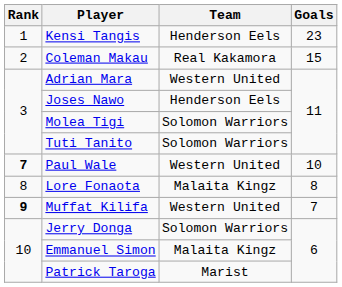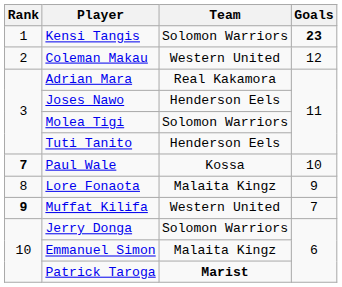(225, 37) Henderson Eels -> (225, 37) Solomon Warriors
(314, 37) normal -> (314, 37) bold
(225, 58) Real Kakamora -> (225, 58) Western United
(314, 58) 15 -> (314, 58) 12
(225, 79) Western United -> (225, 79) Real Kakamora
(225, 144) Solomon Warriors -> (225, 144) Henderson Eels
(225, 165) Western United -> (225, 165) Kossa
(314, 186) 8 -> (314, 186) 9
(225, 272) normal -> (225, 272) bold
